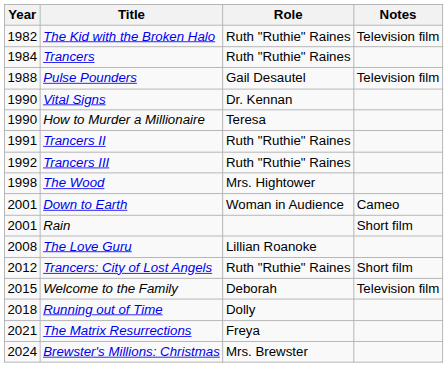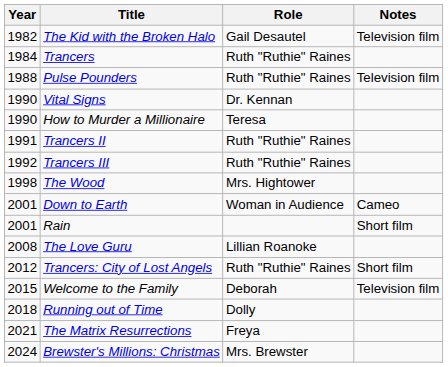(288, 36) Ruth "Ruthie" Raines -> (266, 36) Gail Desautel
(266, 78) Gail Desautel -> (288, 78) Ruth "Ruthie" Raines
